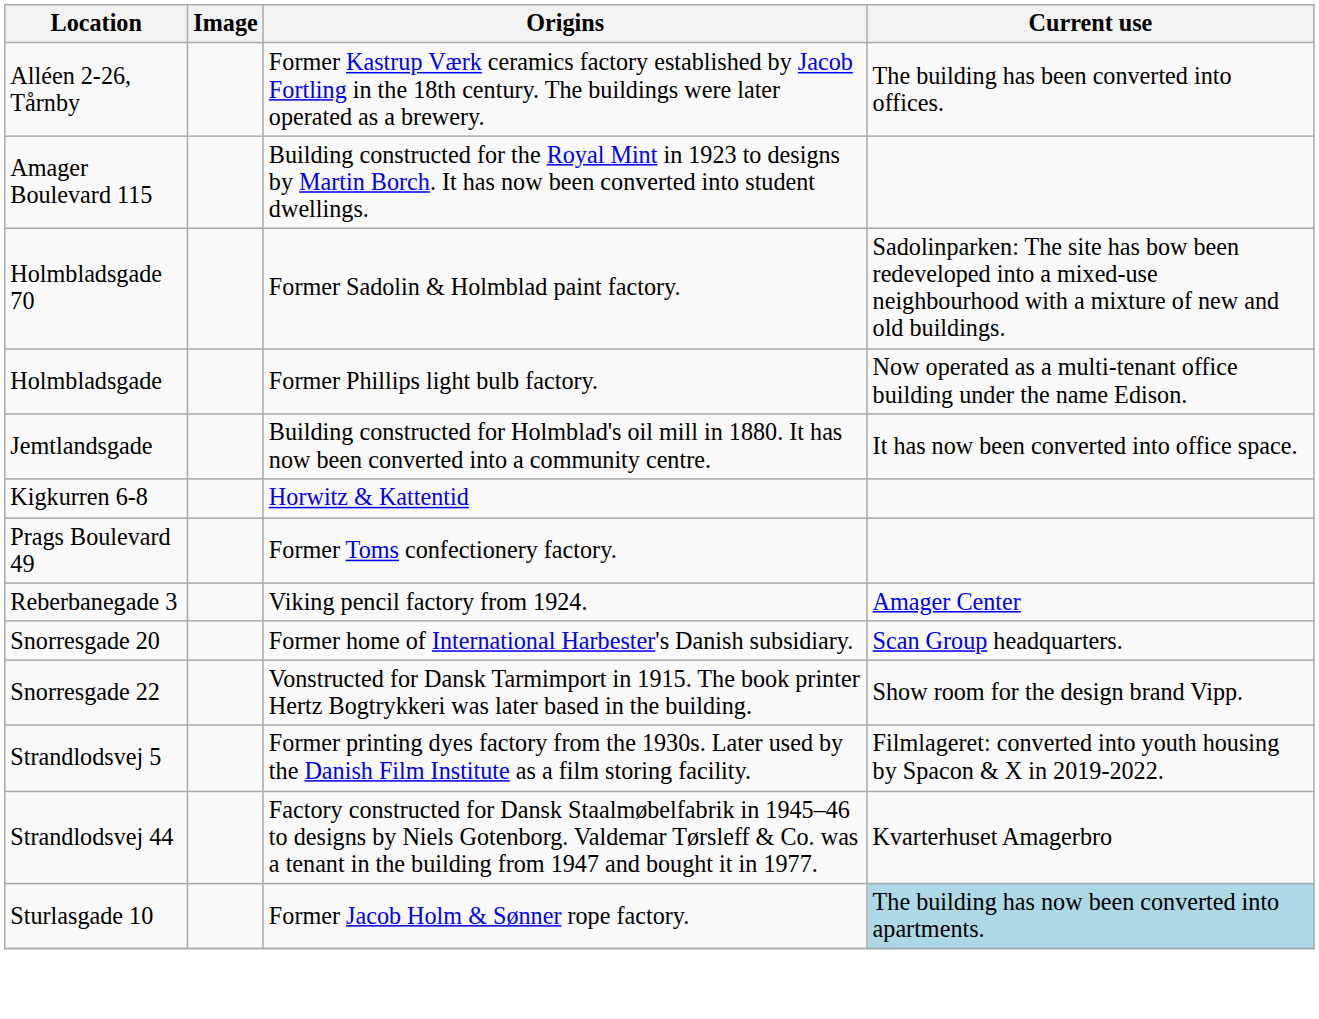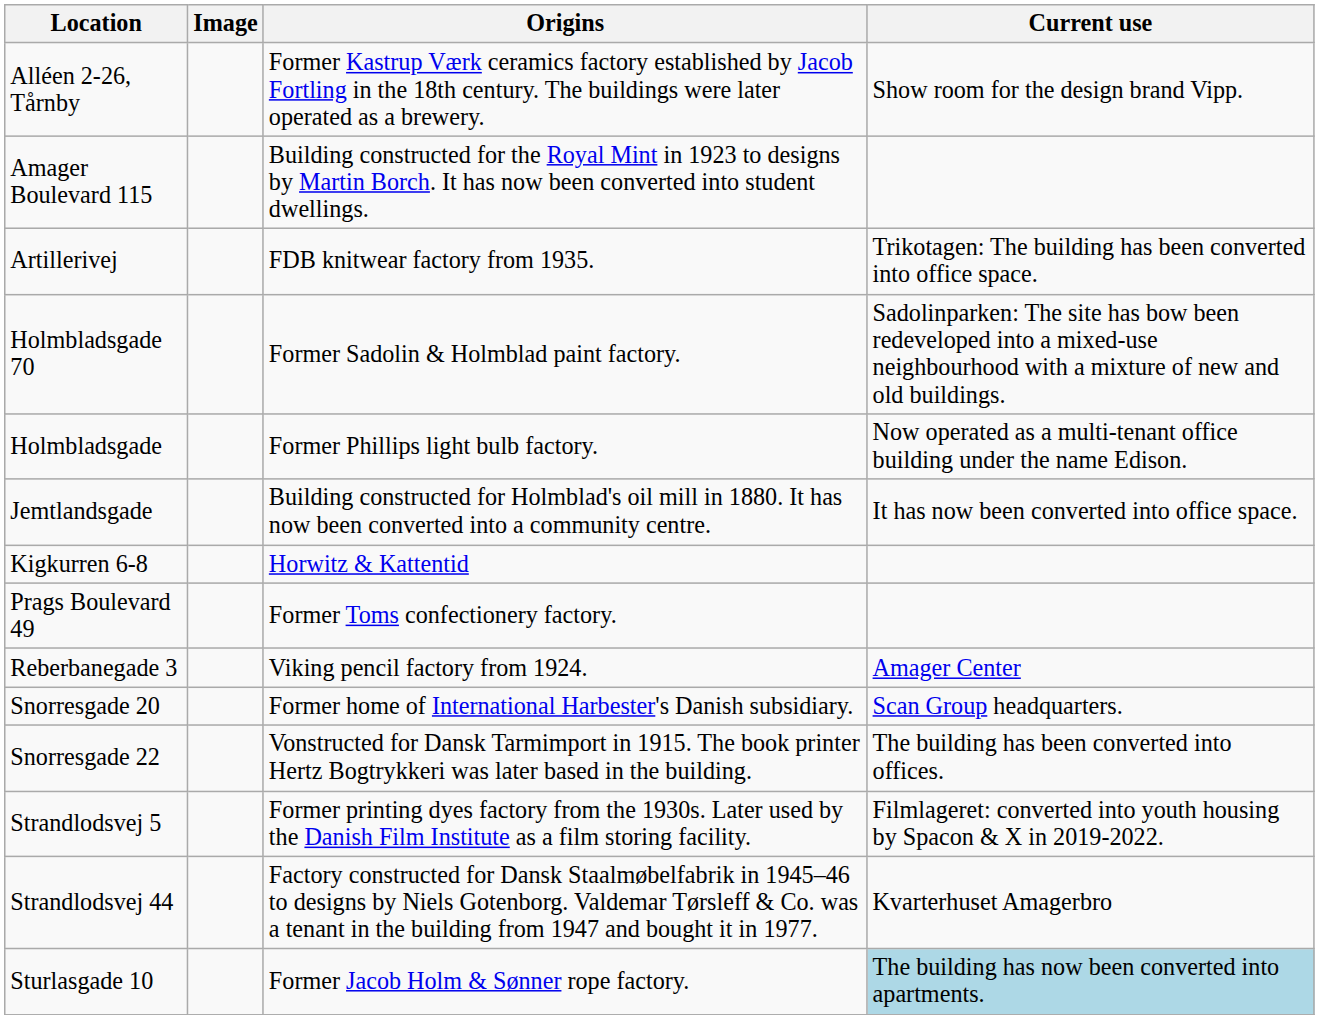(1052, 89) The building has been converted into offices. -> (1058, 89) Show room for the design brand Vipp.
+ row: (64, 260)
(1058, 692) Show room for the design brand Vipp. -> (1052, 757) The building has been converted into offices.
